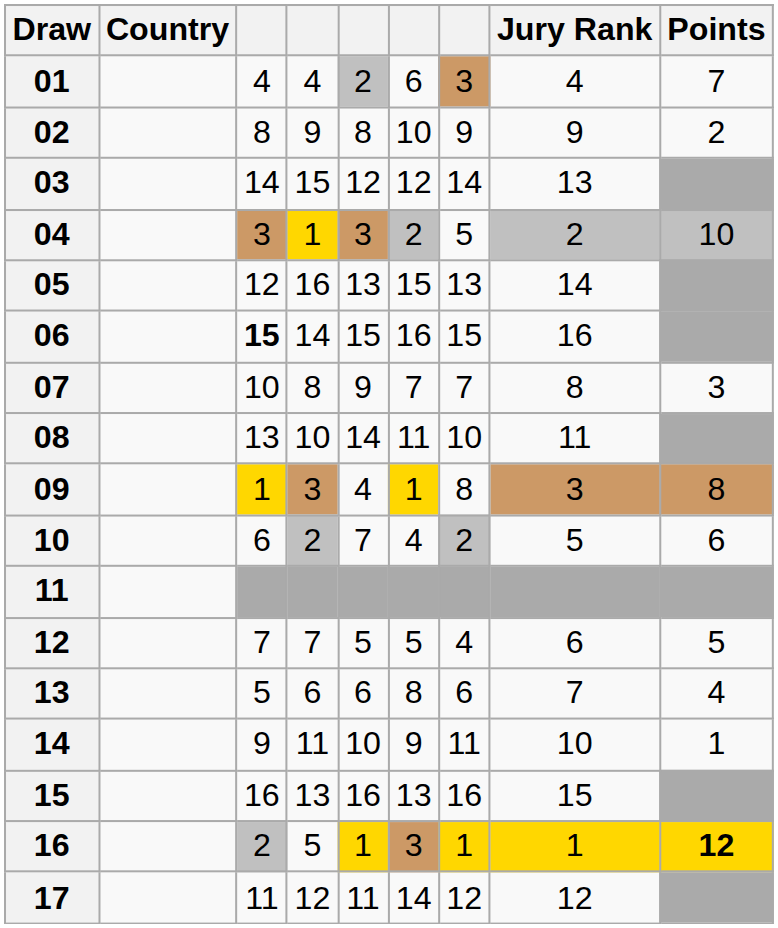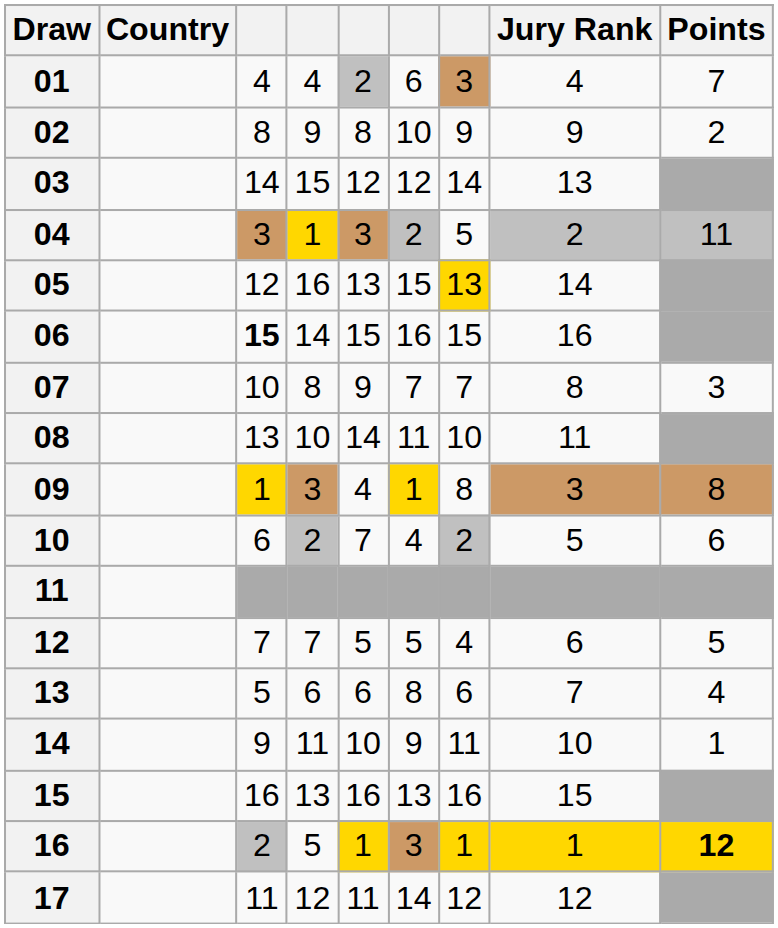(716, 234) 10 -> (716, 234) 11
(464, 285) no background -> (464, 285) gold background
